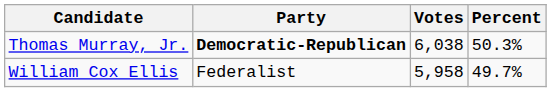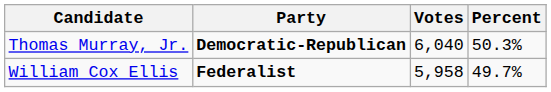(439, 45) 6,038 -> (439, 45) 6,040
(246, 72) normal -> (246, 72) bold
